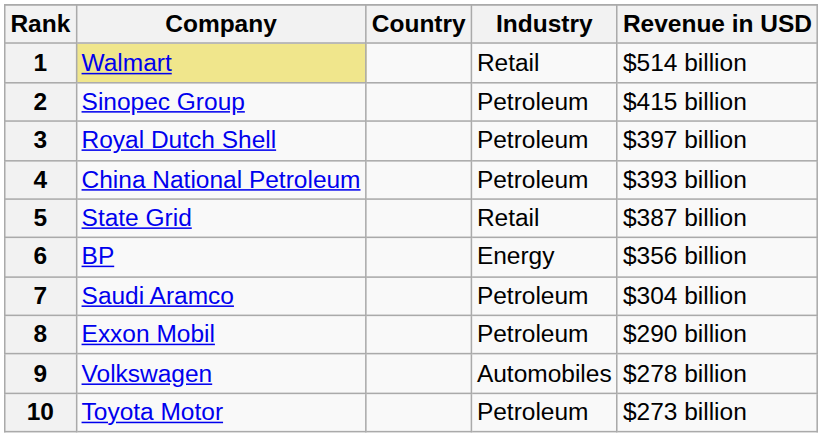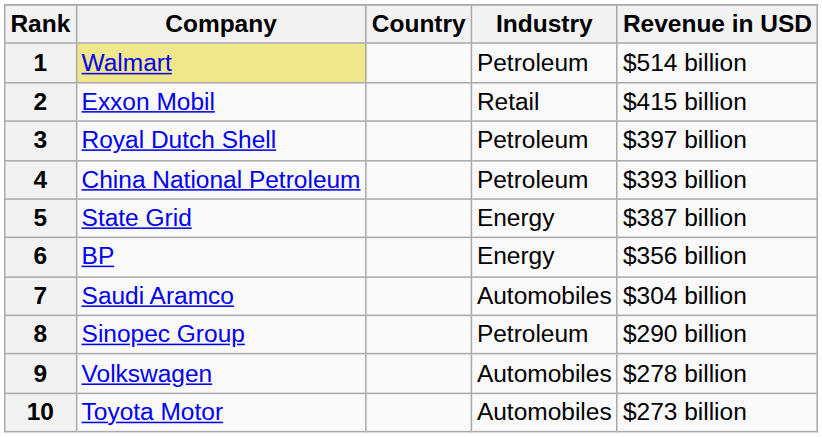(508, 62) Retail -> (533, 62) Petroleum
(163, 101) Sinopec Group -> (148, 101) Exxon Mobil
(533, 101) Petroleum -> (508, 101) Retail
(508, 218) Retail -> (516, 218) Energy
(533, 295) Petroleum -> (544, 295) Automobiles
(148, 334) Exxon Mobil -> (163, 334) Sinopec Group
(533, 412) Petroleum -> (544, 412) Automobiles
